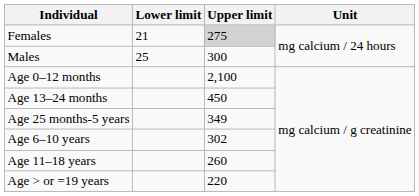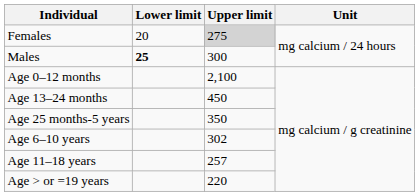(142, 35) 21 -> (142, 35) 20
(142, 56) normal -> (142, 56) bold
(217, 118) 349 -> (217, 118) 350
(217, 160) 260 -> (217, 160) 257
